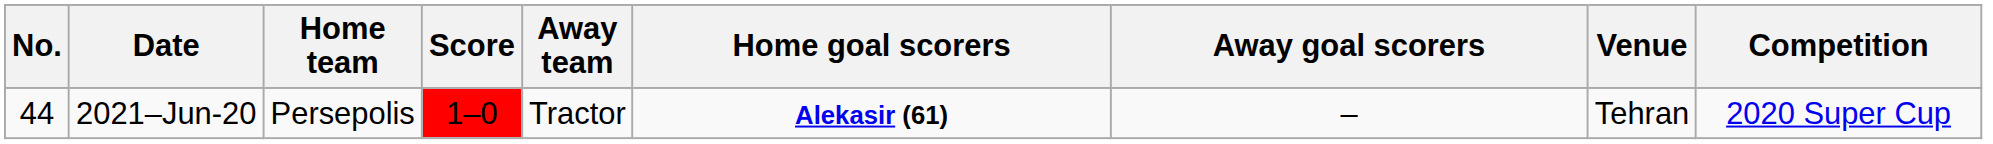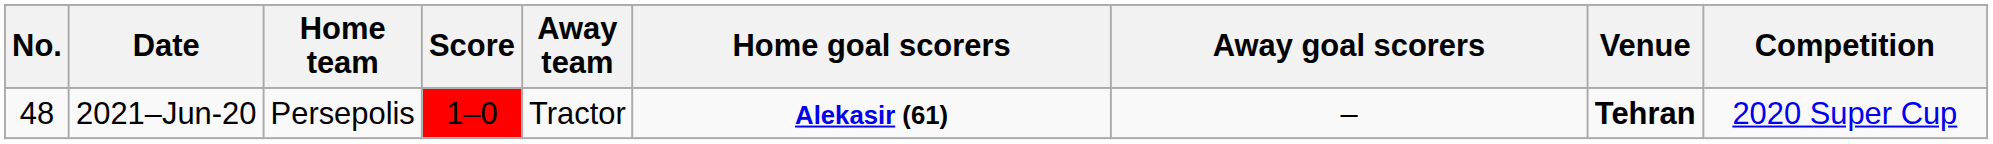(37, 112) 44 -> (37, 112) 48
(1642, 112) normal -> (1645, 112) bold
